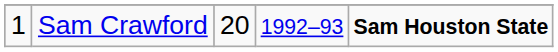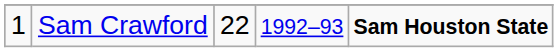(235, 25) 20 -> (235, 25) 22
